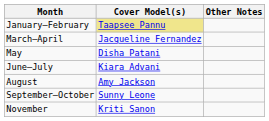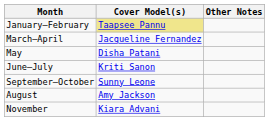(129, 67) Kiara Advani -> (127, 67) Kriti Sanon
rows swapped: (22, 81) <-> (50, 95)
(127, 109) Kriti Sanon -> (129, 109) Kiara Advani
